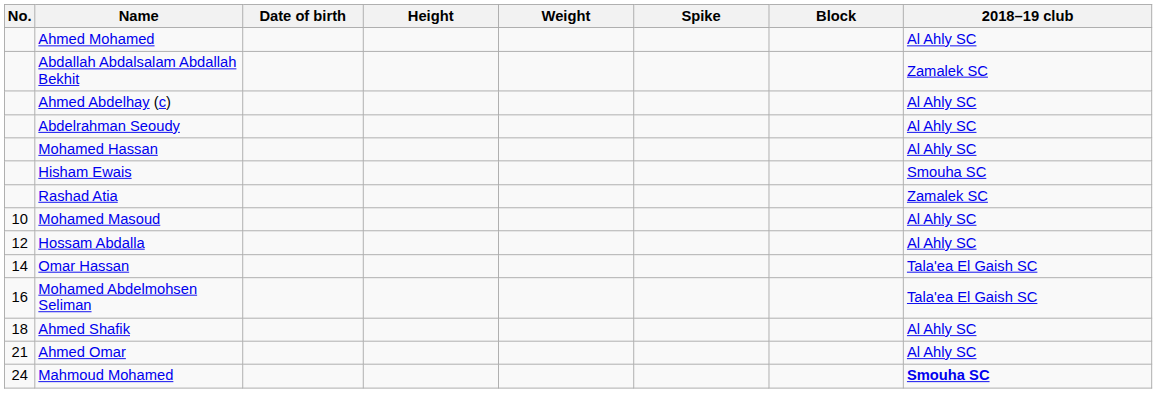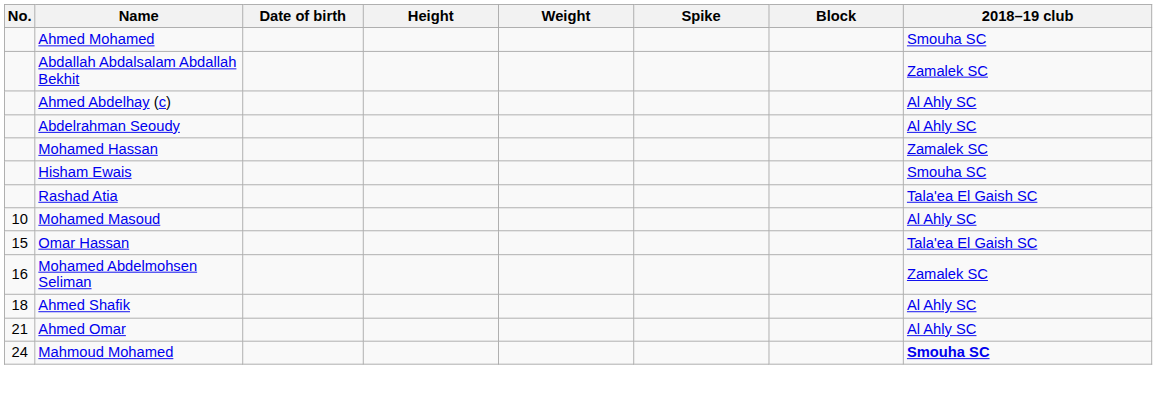(942, 39) Al Ahly SC -> (947, 39) Smouha SC
(942, 149) Al Ahly SC -> (947, 149) Zamalek SC
(947, 196) Zamalek SC -> (972, 196) Tala'ea El Gaish SC
- row: (92, 242)
(20, 266) 14 -> (20, 242) 15
(972, 297) Tala'ea El Gaish SC -> (947, 274) Zamalek SC
